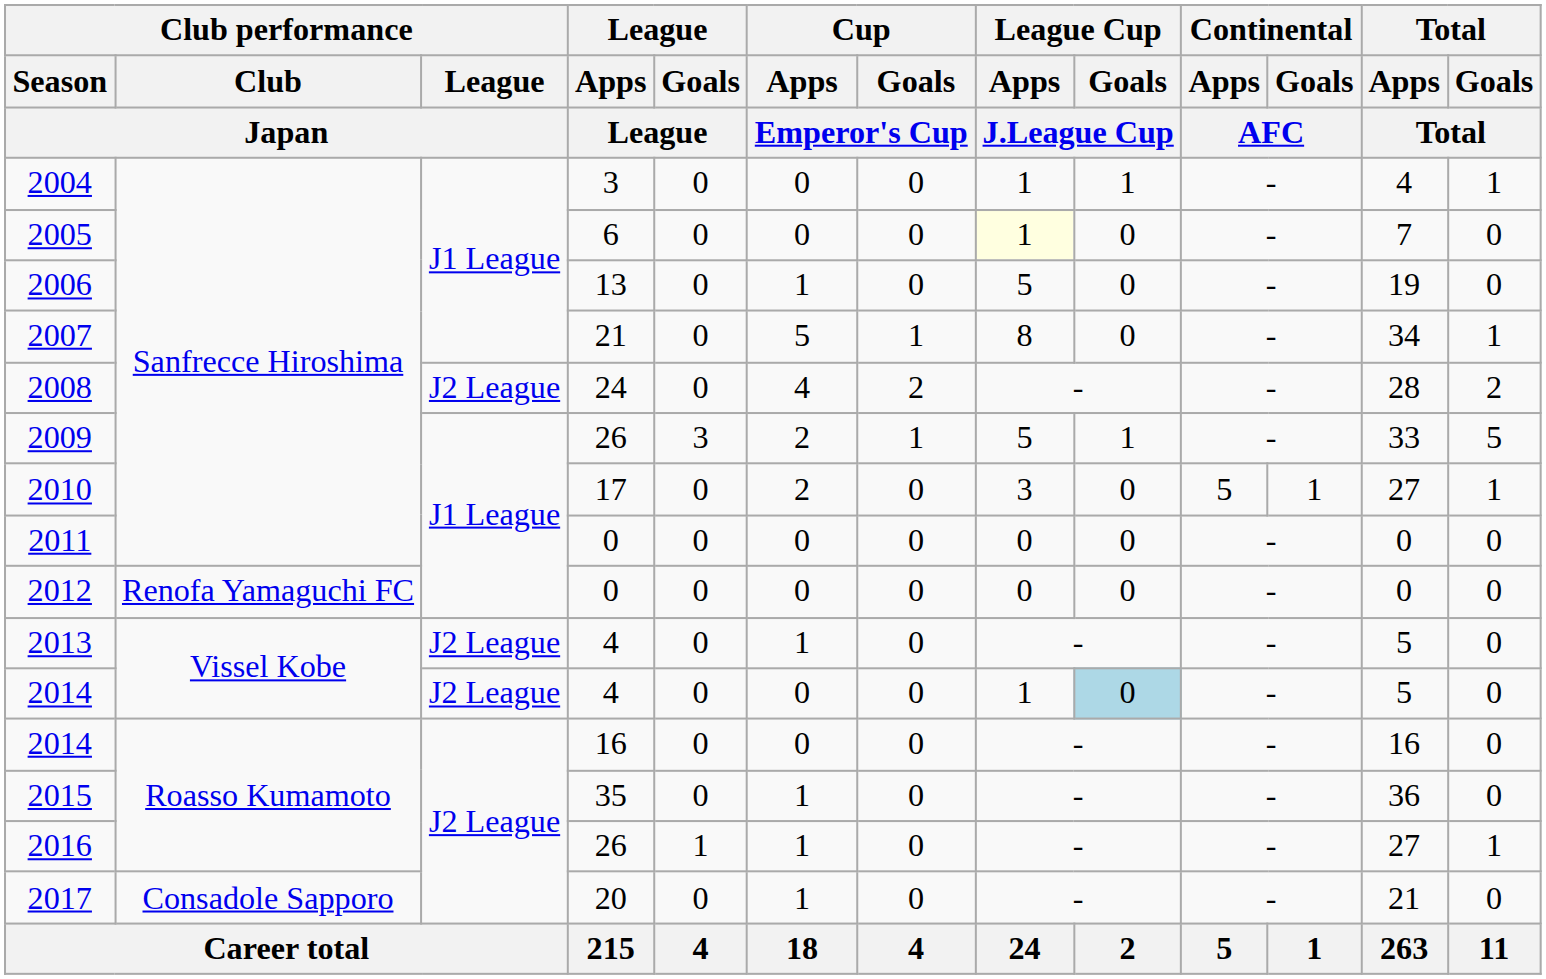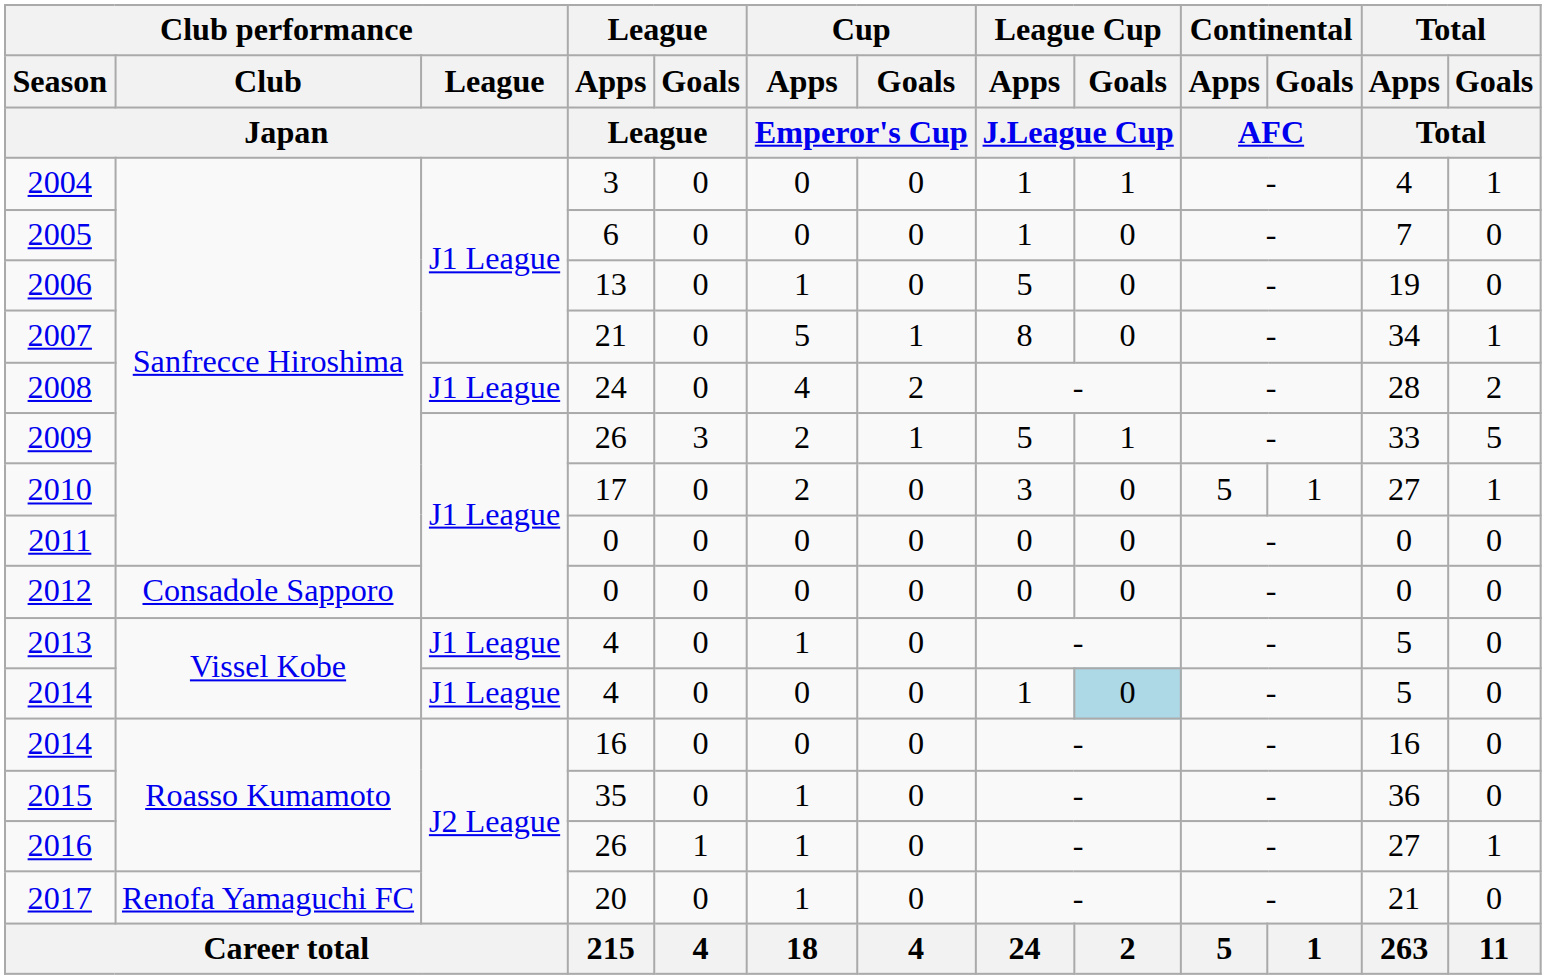(1025, 234) lightyellow background -> (1025, 234) no background
(495, 387) J2 League -> (495, 387) J1 League
(268, 591) Renofa Yamaguchi FC -> (268, 591) Consadole Sapporo
(495, 642) J2 League -> (495, 642) J1 League
(495, 693) J2 League -> (495, 693) J1 League
(268, 897) Consadole Sapporo -> (268, 897) Renofa Yamaguchi FC
